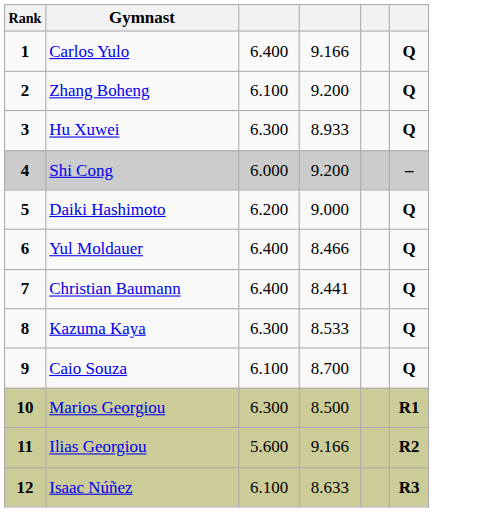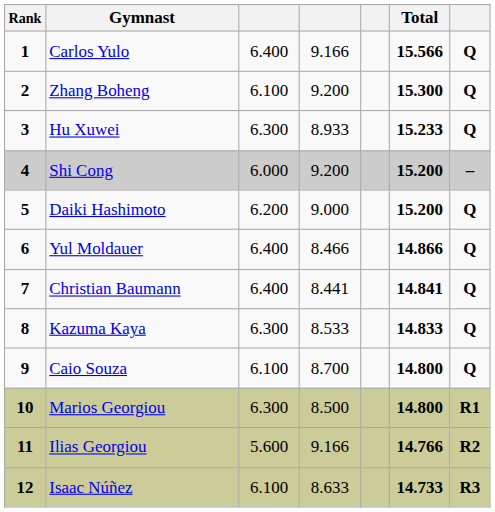+ column: (420, 17)
